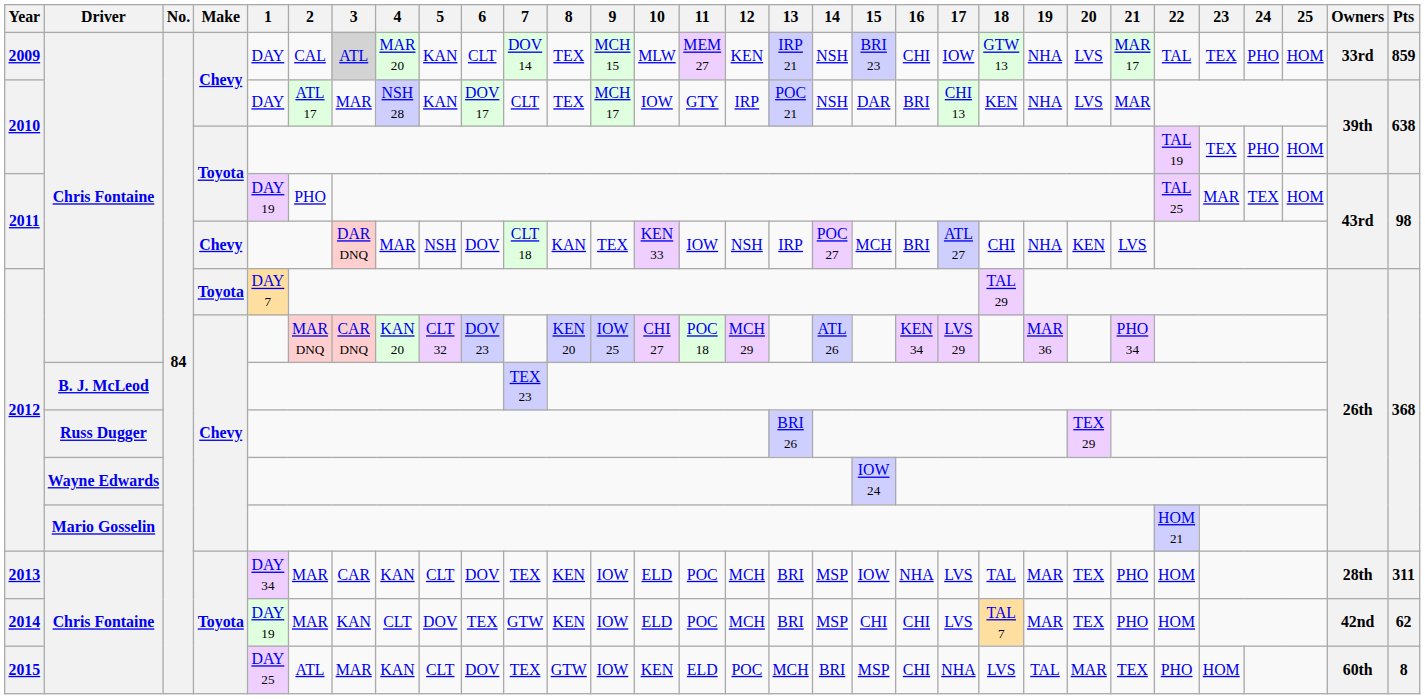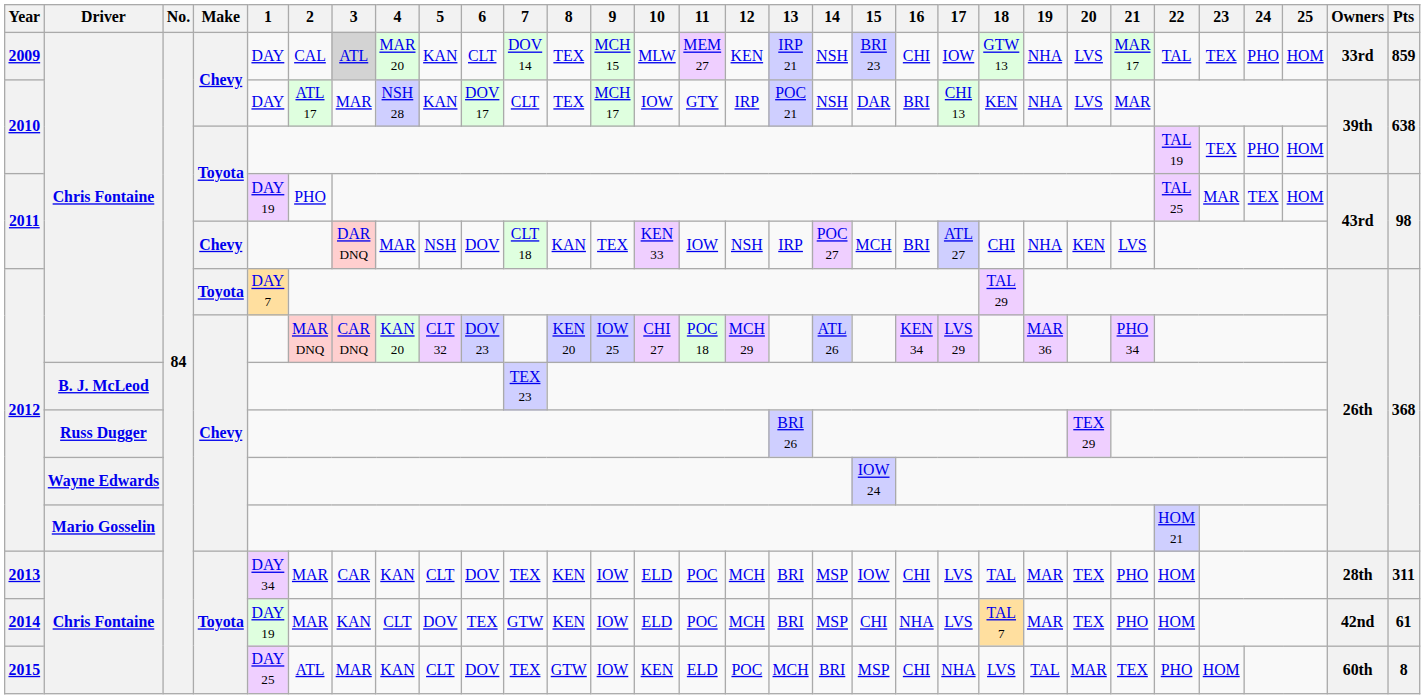(916, 575) NHA -> (916, 575) CHI
(916, 622) CHI -> (916, 622) NHA
(1404, 622) 62 -> (1404, 622) 61
